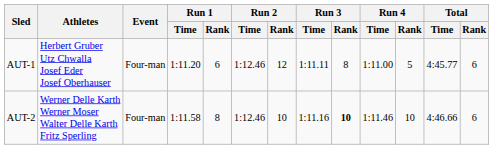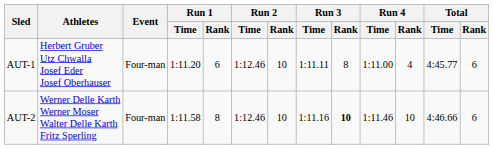(282, 65) 12 -> (282, 65) 10
(410, 65) 5 -> (410, 65) 4
